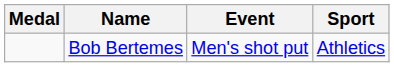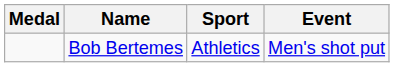columns swapped: (351, 19) <-> (250, 19)
